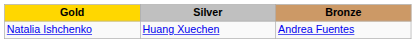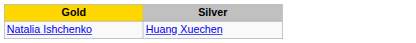- column: (343, 13)
